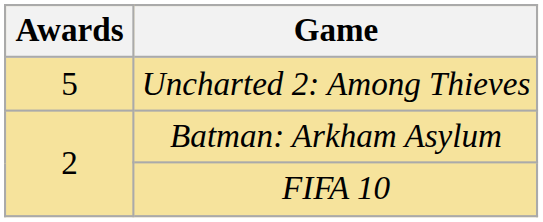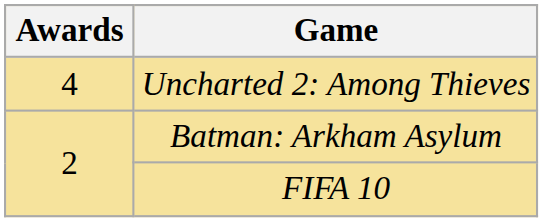(70, 83) 5 -> (70, 83) 4
